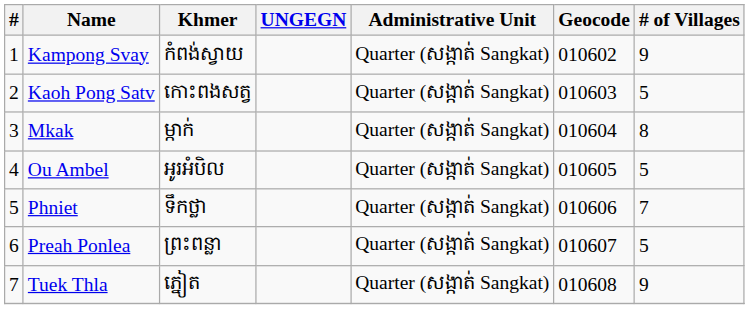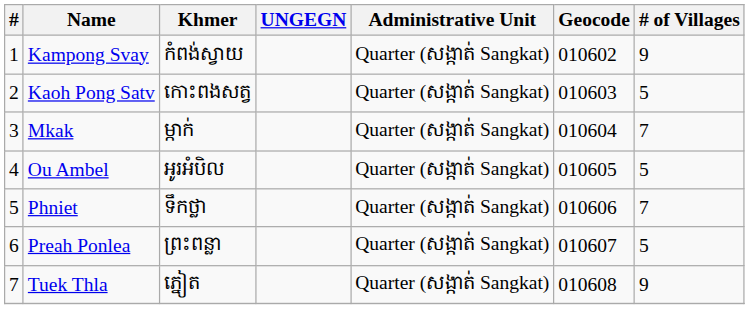(644, 131) 8 -> (644, 131) 7
